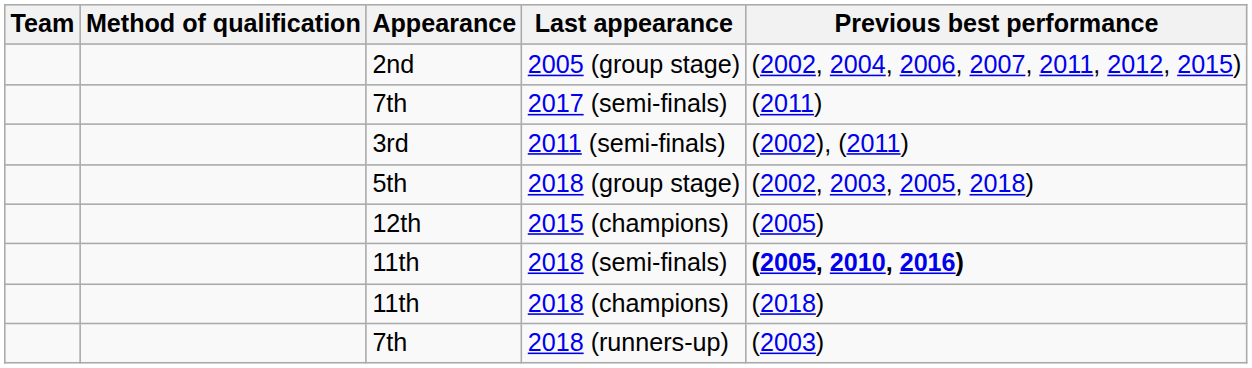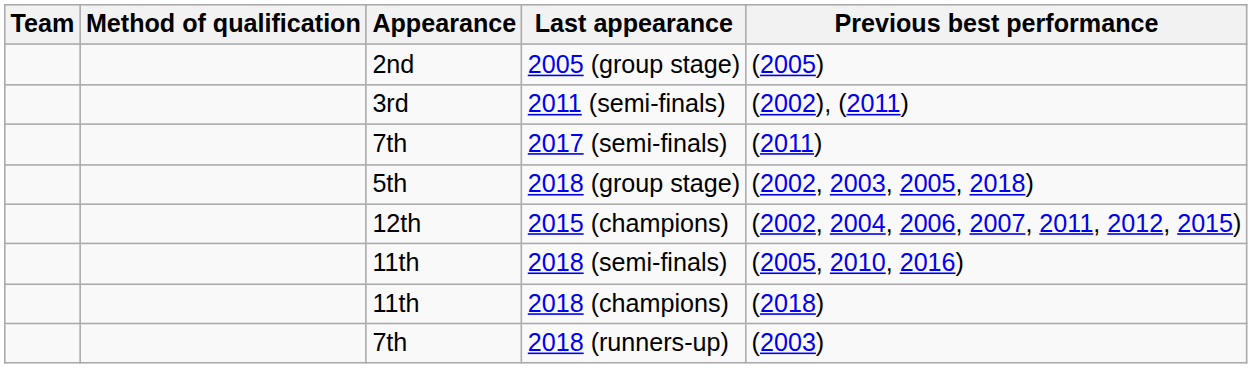(997, 64) (2002, 2004, 2006, 2007, 2011, 2012, 2015) -> (788, 64) (2005)
rows swapped: (627, 143) <-> (628, 104)
(788, 223) (2005) -> (997, 223) (2002, 2004, 2006, 2007, 2011, 2012, 2015)
(858, 263) bold -> (858, 263) normal
